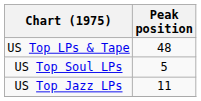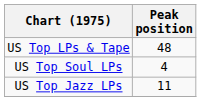(164, 67) 5 -> (164, 67) 4
